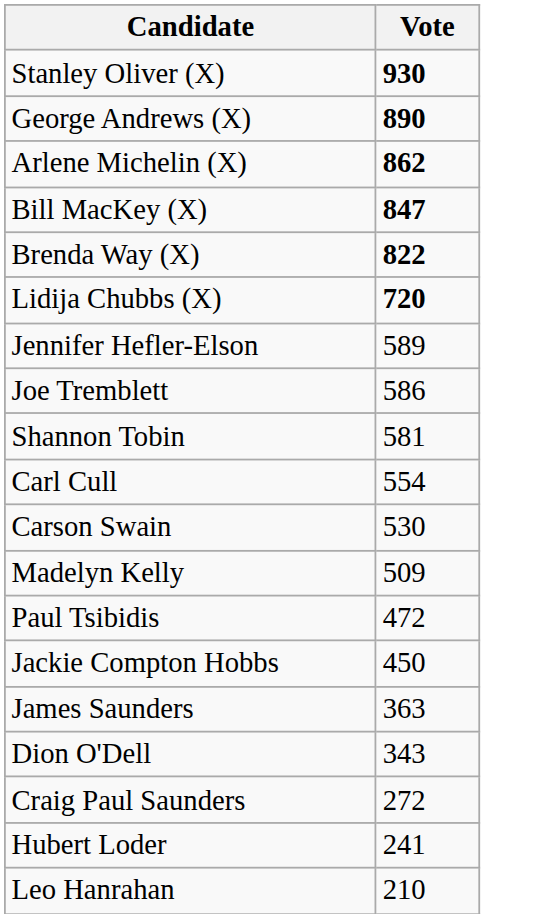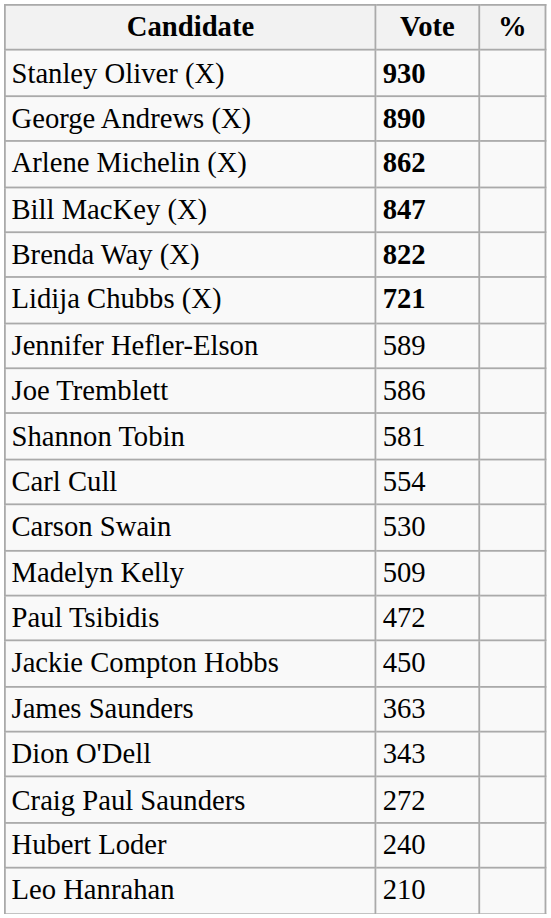+ column: (512, 27)
(404, 299) 720 -> (404, 299) 721
(404, 844) 241 -> (404, 844) 240
